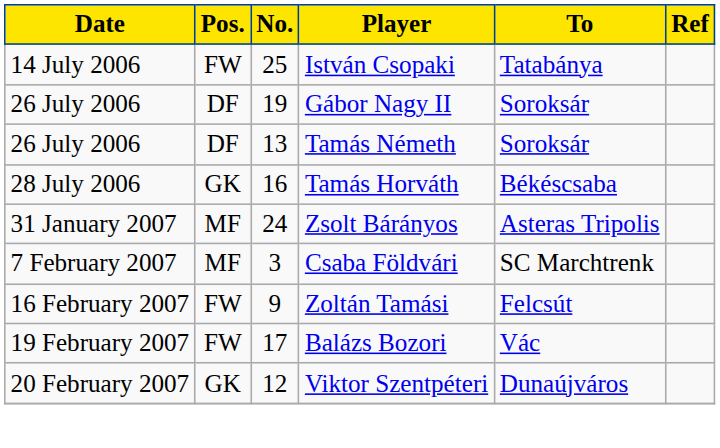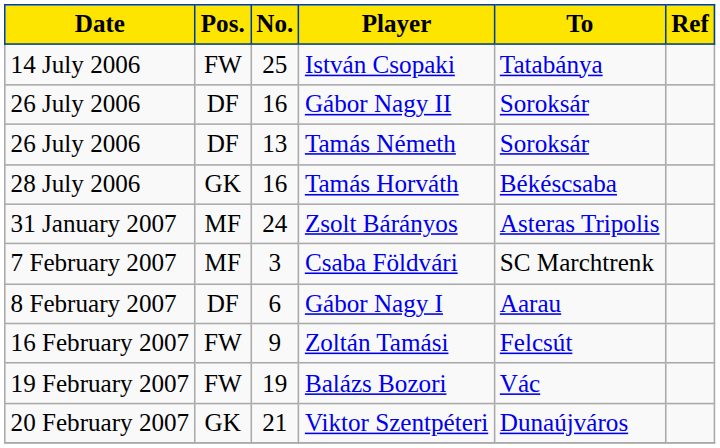(275, 104) 19 -> (275, 104) 16
+ row: (374, 303)
(275, 343) 17 -> (275, 382) 19
(275, 382) 12 -> (275, 422) 21
